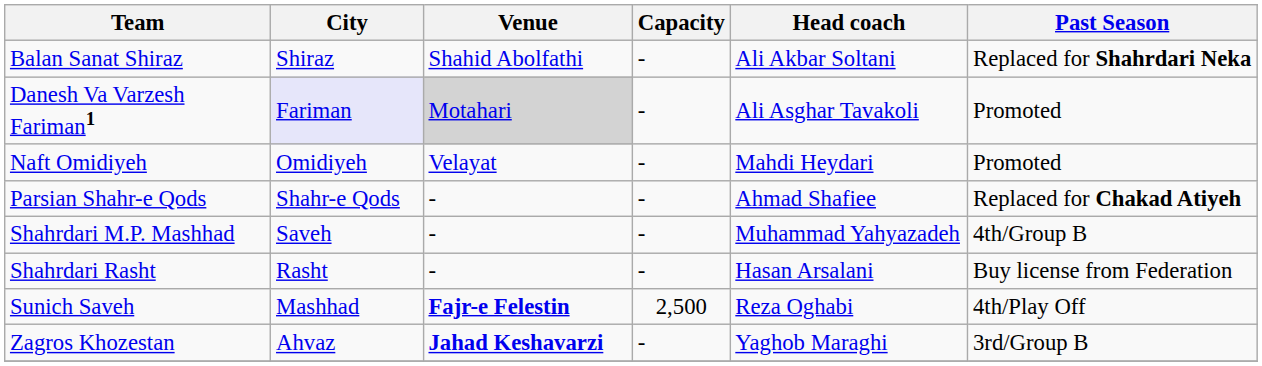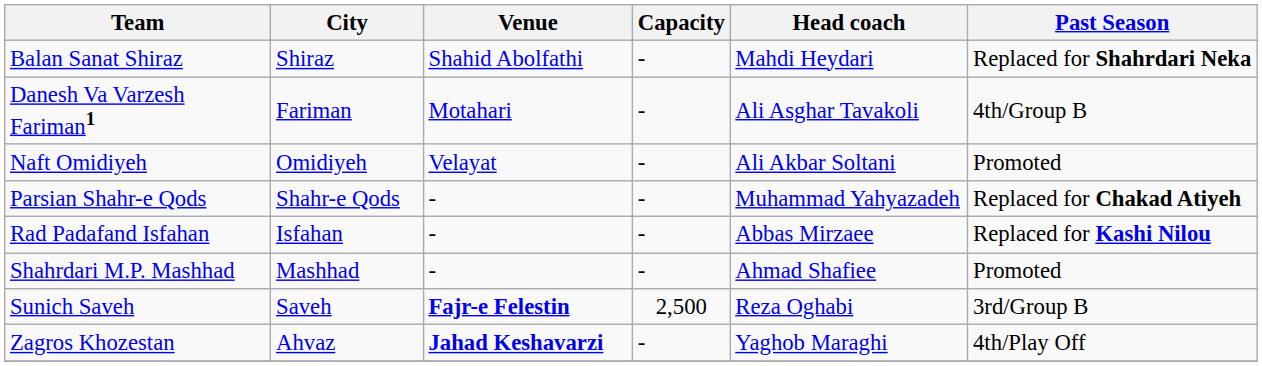(815, 58) Ali Akbar Soltani -> (804, 58) Mahdi Heydari
(314, 110) lavender background -> (314, 110) no background
(470, 110) lightgrey background -> (470, 110) no background
(1017, 110) Promoted -> (1030, 110) 4th/Group B
(804, 162) Mahdi Heydari -> (815, 162) Ali Akbar Soltani
(806, 198) Ahmad Shafiee -> (848, 198) Muhammad Yahyazadeh
+ row: (110, 234)
(304, 234) Saveh -> (318, 270) Mashhad
(848, 234) Muhammad Yahyazadeh -> (806, 270) Ahmad Shafiee
(1030, 234) 4th/Group B -> (1017, 270) Promoted
- row: (83, 270)
(318, 306) Mashhad -> (304, 306) Saveh
(1029, 306) 4th/Play Off -> (1031, 306) 3rd/Group B
(1031, 342) 3rd/Group B -> (1029, 342) 4th/Play Off
